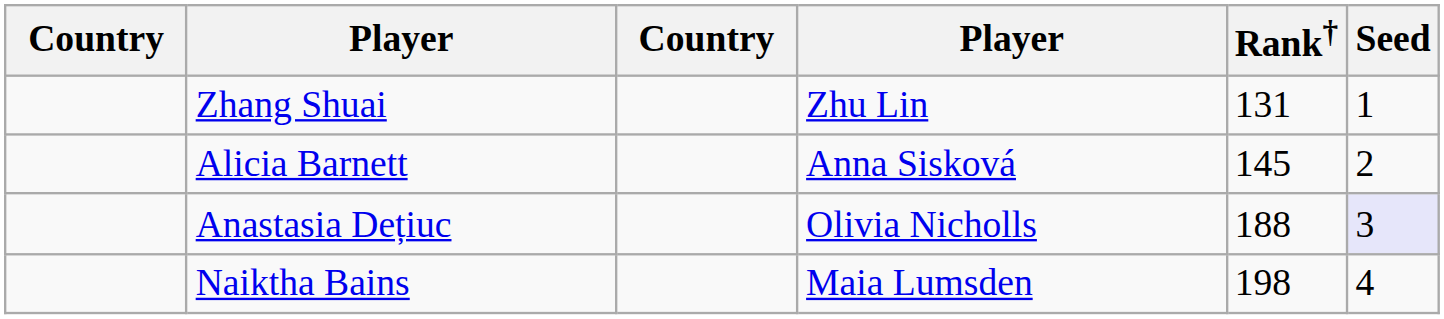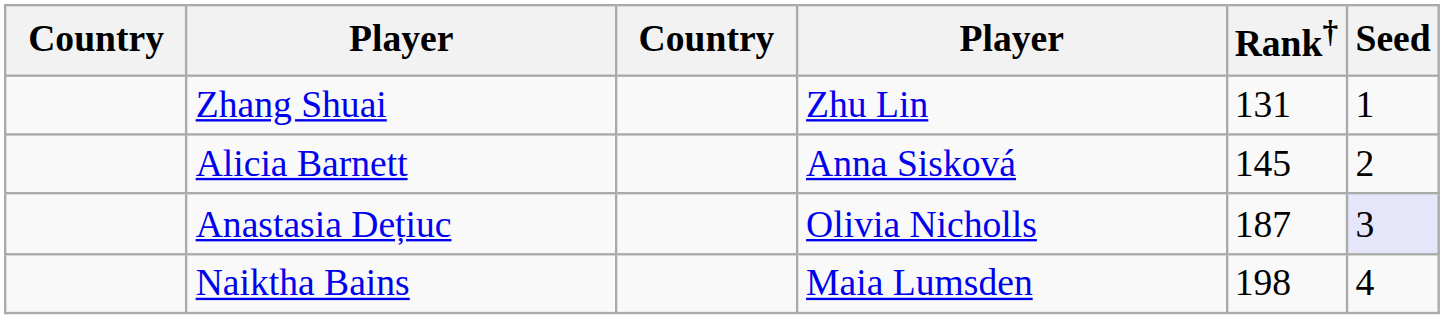(1263, 223) 188 -> (1263, 223) 187
